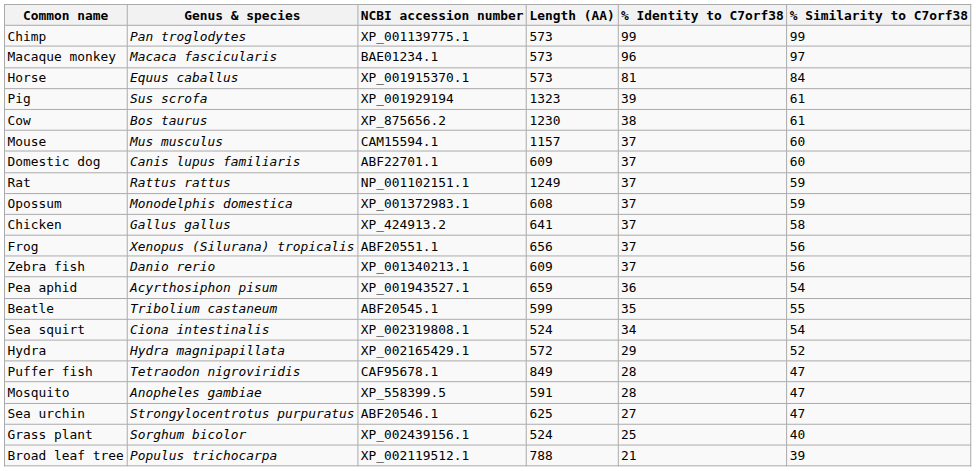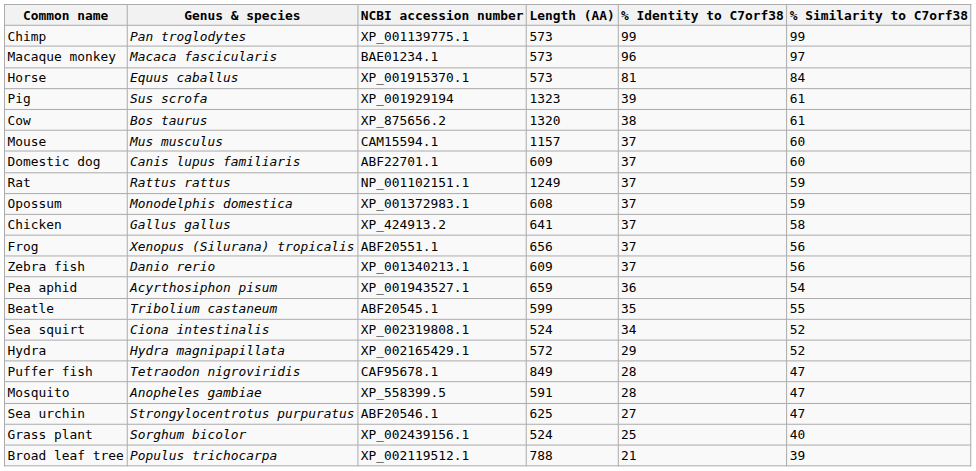(545, 120) 1230 -> (545, 120) 1320
(798, 330) 54 -> (798, 330) 52
